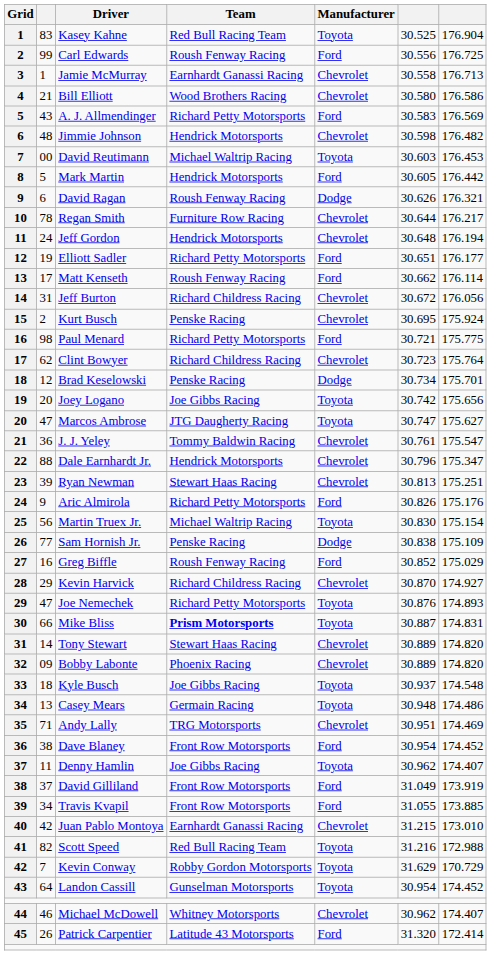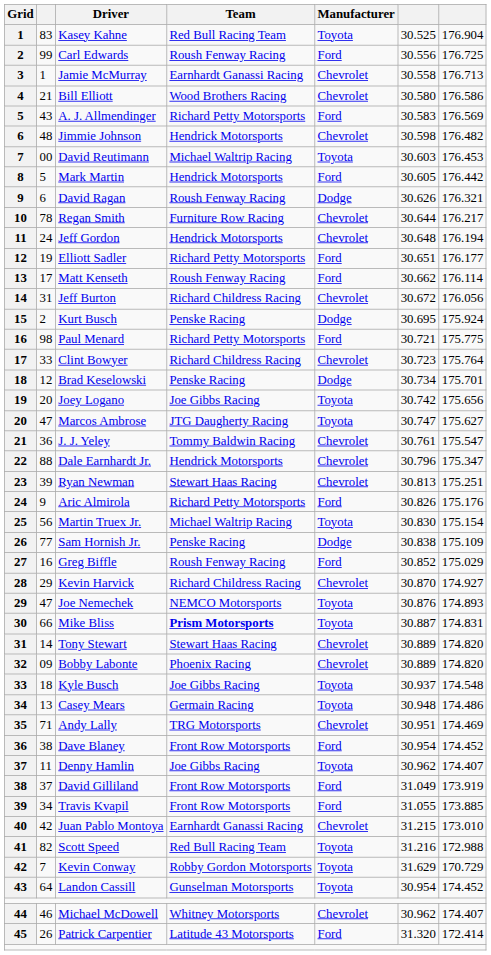(343, 319) Chevrolet -> (335, 319) Dodge
(46, 359) 62 -> (46, 359) 33
(237, 603) Richard Petty Motorsports -> (225, 603) NEMCO Motorsports
